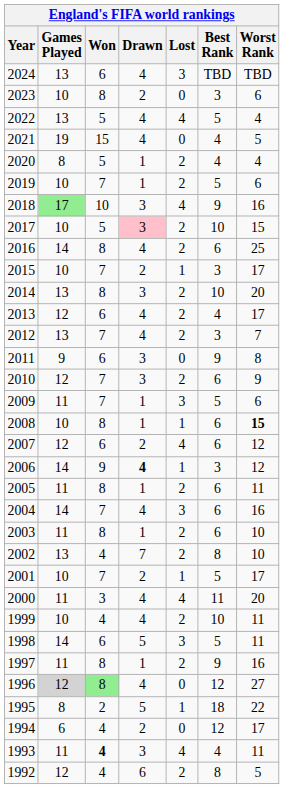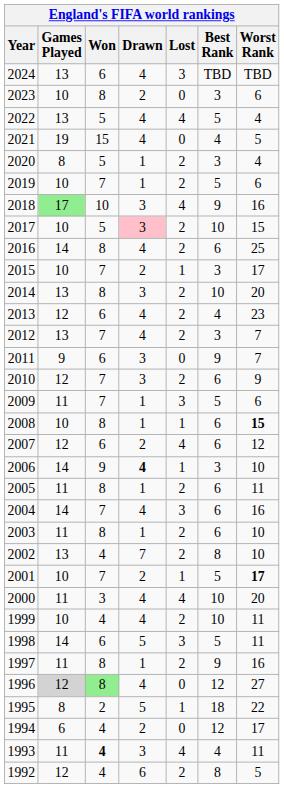(217, 161) 4 -> (217, 161) 3
(258, 314) 17 -> (258, 314) 23
(258, 358) 8 -> (258, 358) 7
(258, 467) 12 -> (258, 467) 10
(258, 576) normal -> (258, 576) bold
(217, 598) 11 -> (217, 598) 10
